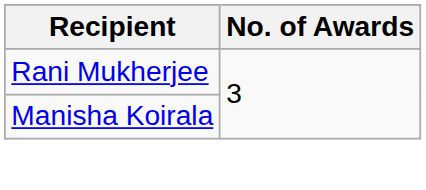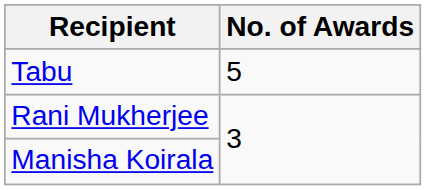+ row: (42, 71)
